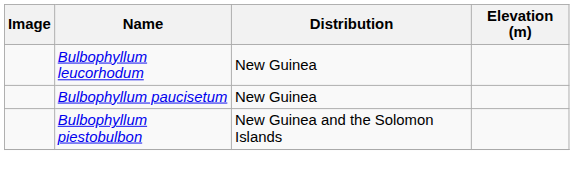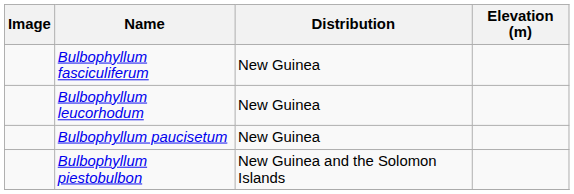+ row: (103, 65)
